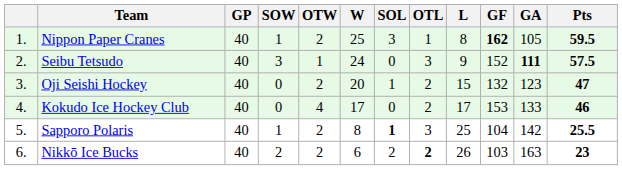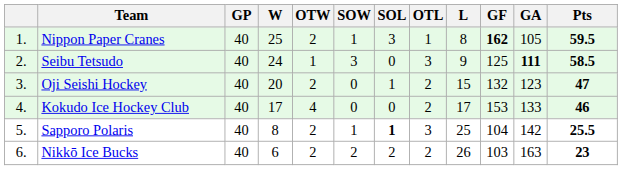columns swapped: (357, 15) <-> (278, 15)
(497, 61) 152 -> (497, 61) 125
(582, 61) 57.5 -> (582, 61) 58.5
(428, 152) bold -> (428, 152) normal
